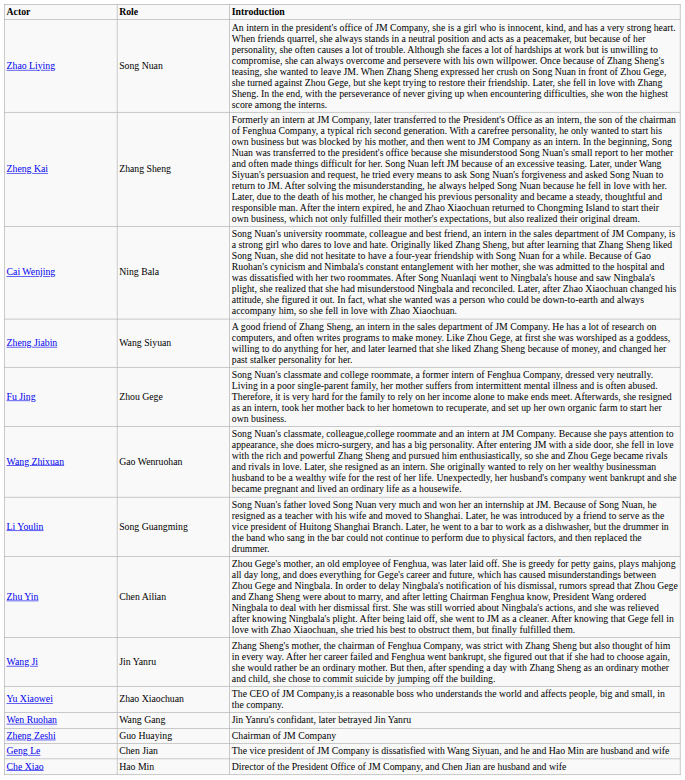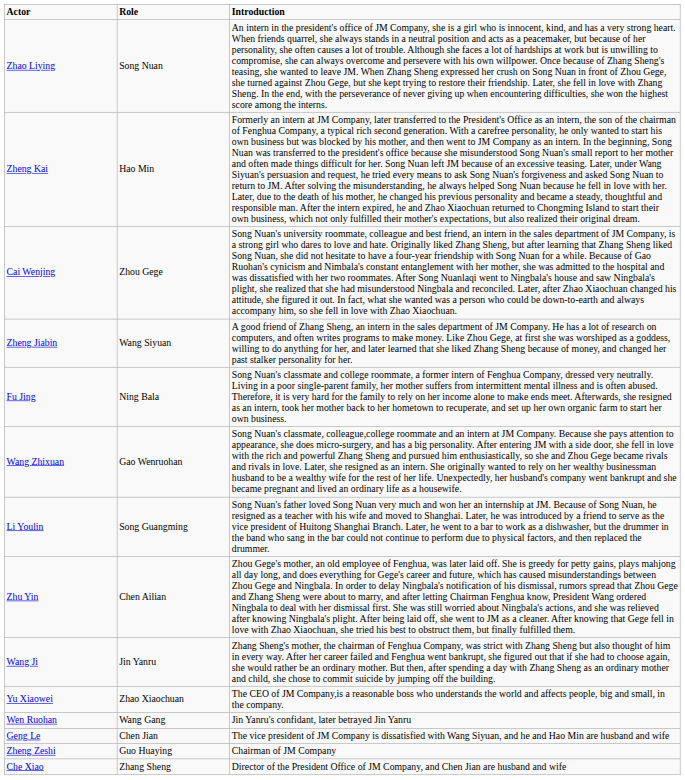(145, 169) Zhang Sheng -> (137, 169) Hao Min
(139, 272) Ning Bala -> (141, 272) Zhou Gege
(141, 397) Zhou Gege -> (139, 397) Ning Bala
rows swapped: (23, 751) <-> (31, 736)
(137, 766) Hao Min -> (145, 766) Zhang Sheng
